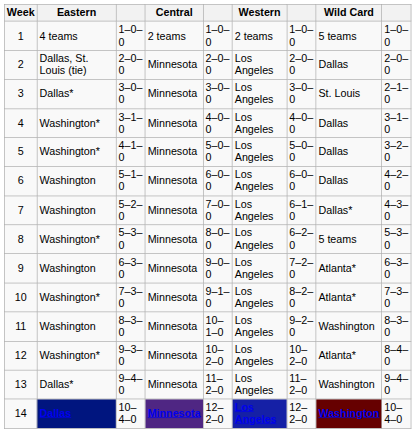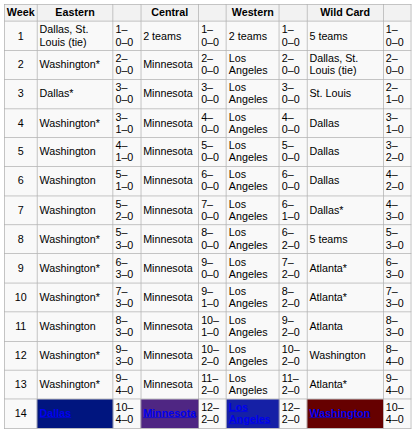(59, 36) 4 teams -> (64, 36) Dallas, St. Louis (tie)
(64, 65) Dallas, St. Louis (tie) -> (70, 65) Washington*
(333, 65) Dallas -> (334, 65) Dallas, St. Louis (tie)
(70, 152) Washington* -> (68, 152) Washington
(68, 268) Washington -> (70, 268) Washington*
(347, 326) Washington -> (326, 326) Atlanta
(337, 355) Atlanta* -> (338, 355) Washington
(57, 384) Dallas* -> (70, 384) Washington*
(347, 384) Washington -> (328, 384) Atlanta*
